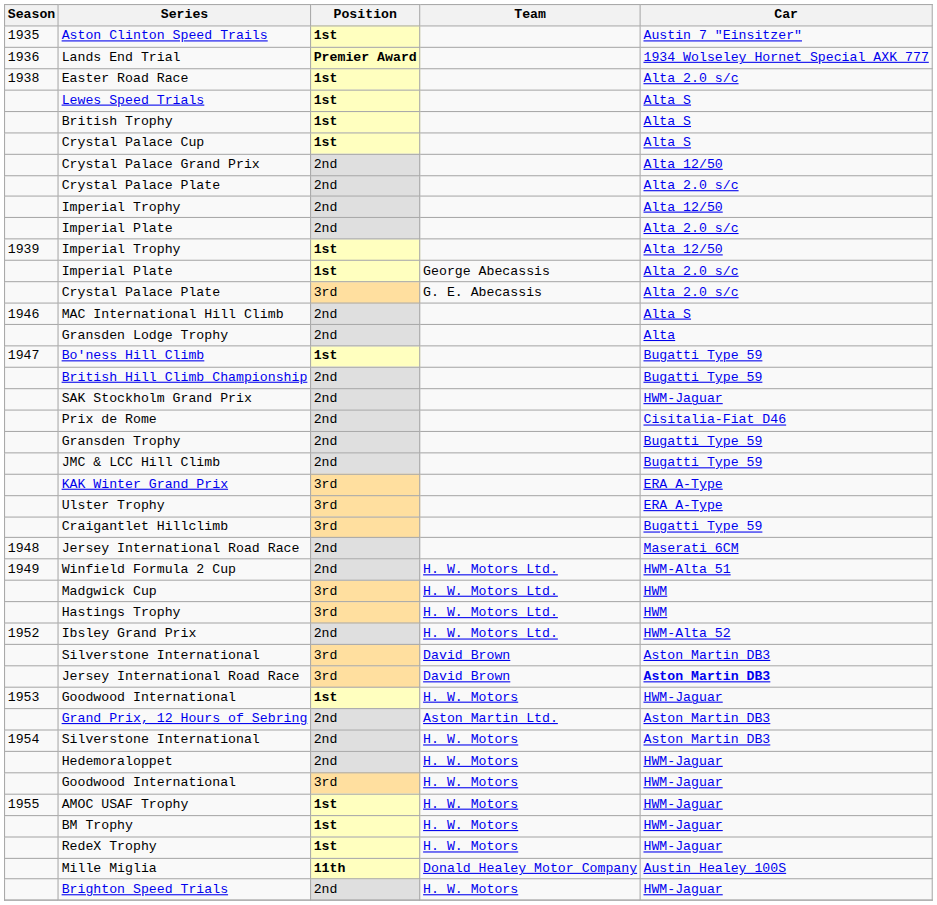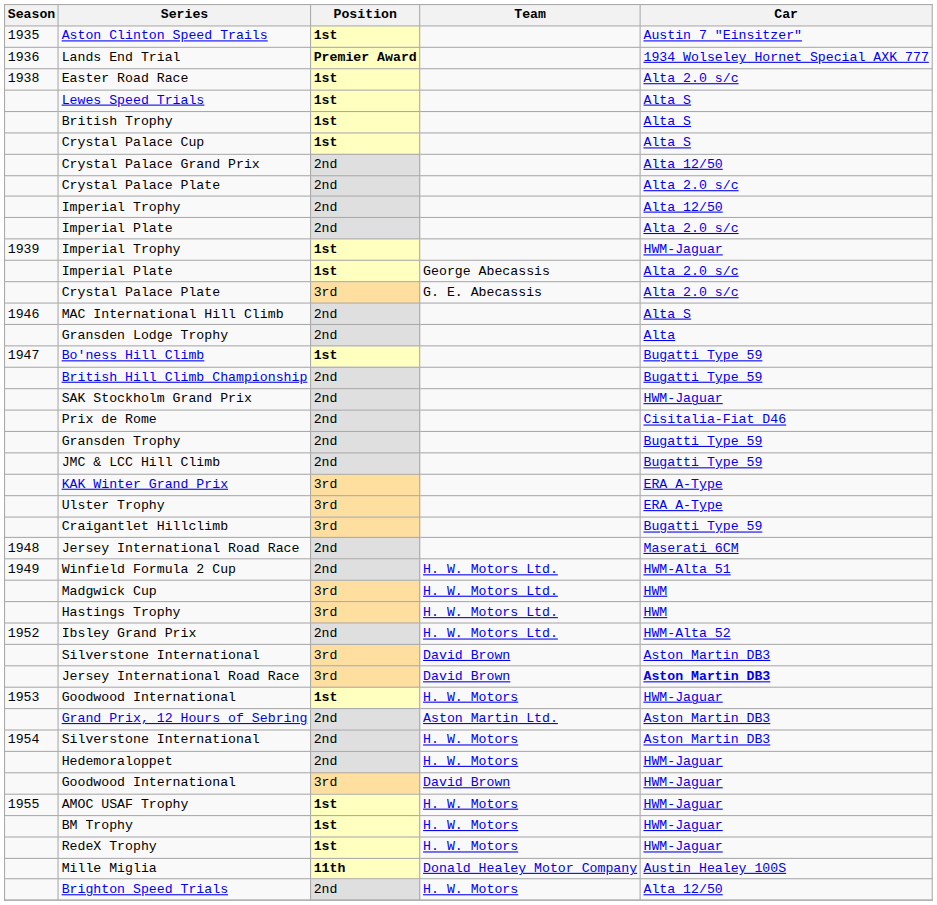(683, 250) Alta 12/50 -> (683, 250) HWM-Jaguar
(471, 784) H. W. Motors -> (467, 784) David Brown
(683, 890) HWM-Jaguar -> (683, 890) Alta 12/50
